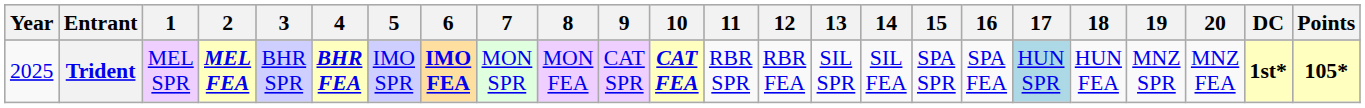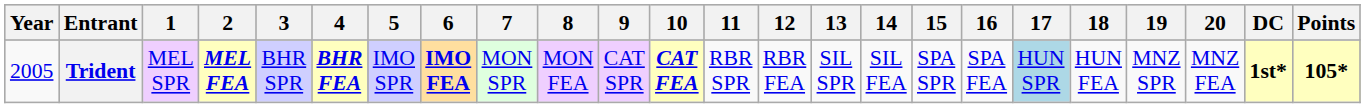(32, 70) 2025 -> (32, 70) 2005
